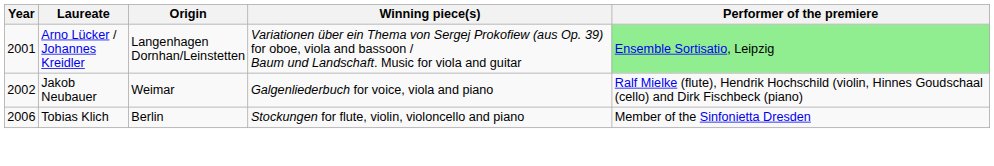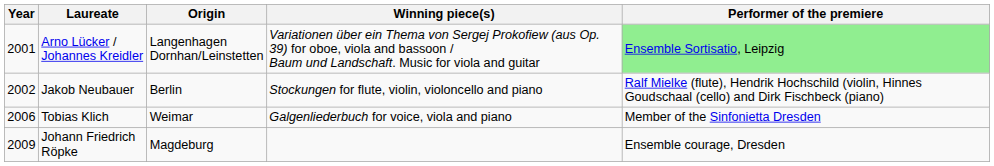(153, 90) Weimar -> (166, 90) Berlin
(372, 90) Galgenliederbuch for voice, viola and piano -> (406, 90) Stockungen for flute, violin, violoncello and piano
(147, 117) Berlin -> (171, 117) Weimar
(388, 117) Stockungen for flute, violin, violoncello and piano -> (391, 117) Galgenliederbuch for voice, viola and piano
+ row: (88, 144)
